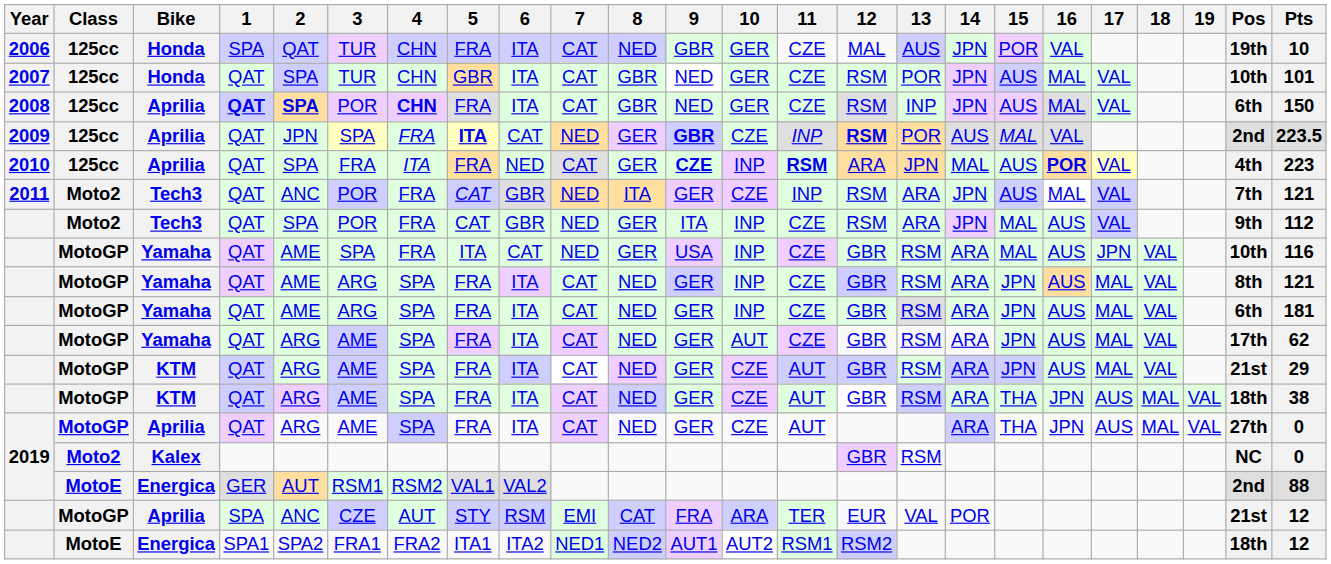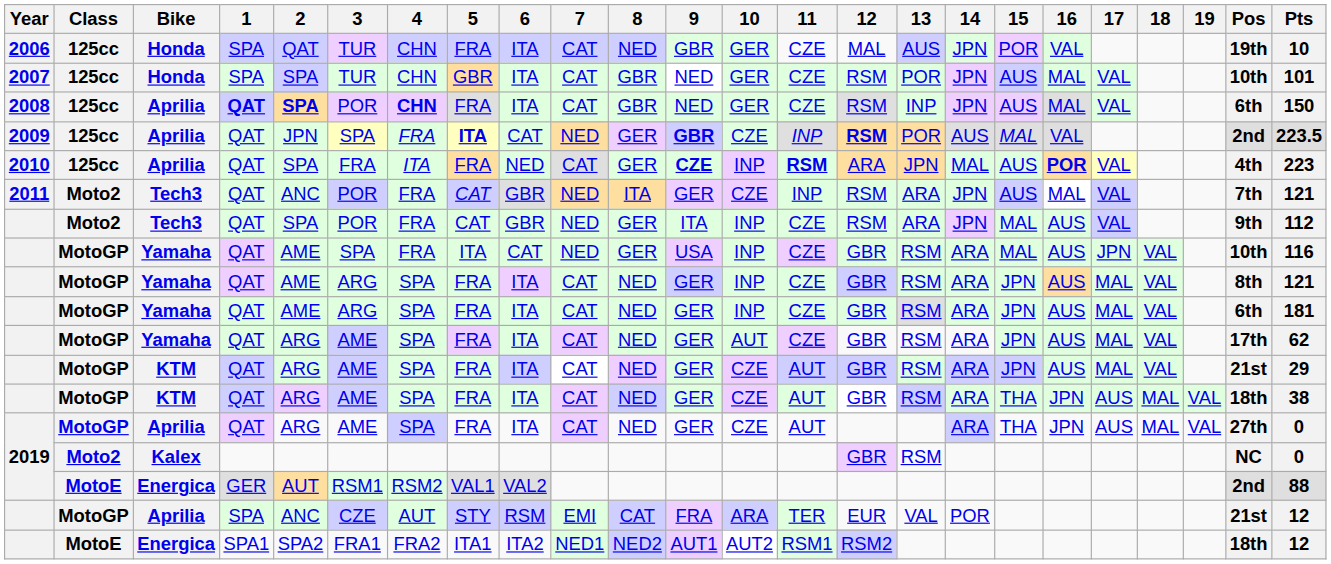(246, 77) QAT -> (246, 77) SPA
